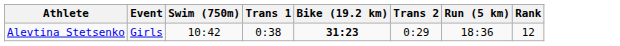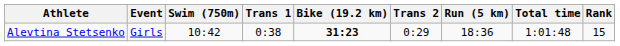+ column: (548, 13)
(528, 32) 12 -> (599, 32) 15
